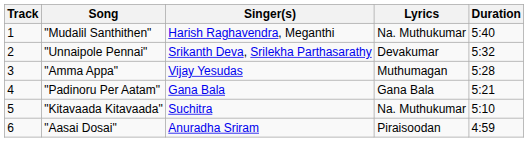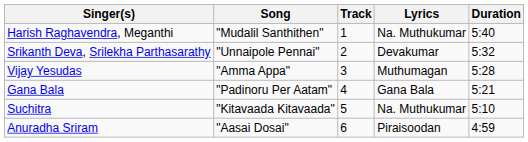columns swapped: (23, 14) <-> (270, 14)
